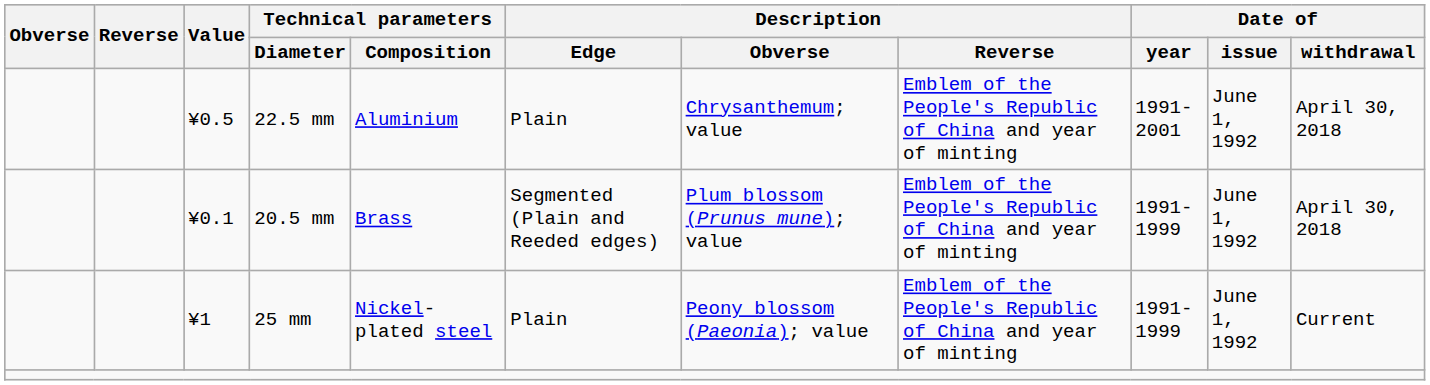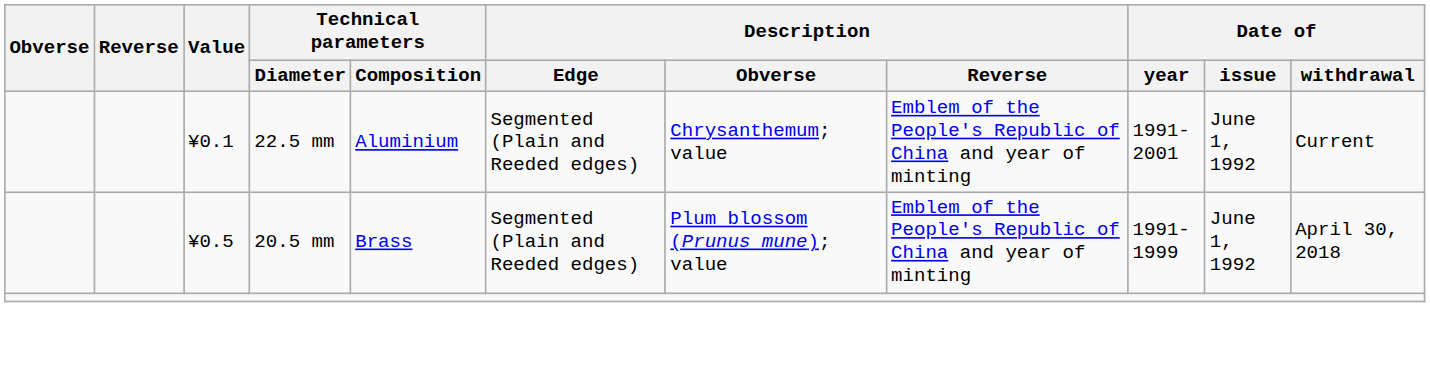(211, 119) ¥0.5 -> (211, 142) ¥0.1
(539, 119) Plain -> (565, 142) Segmented (Plain and Reeded edges)
(1347, 119) April 30, 2018 -> (1335, 142) Current
(211, 219) ¥0.1 -> (211, 242) ¥0.5
- row: (283, 320)
